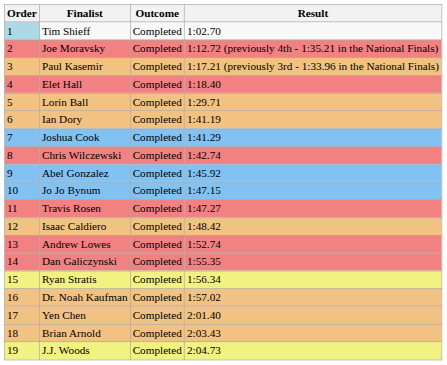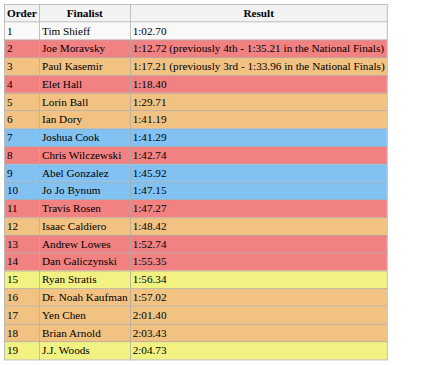- column: (157, 13)
(10, 31) lightblue background -> (10, 31) no background
